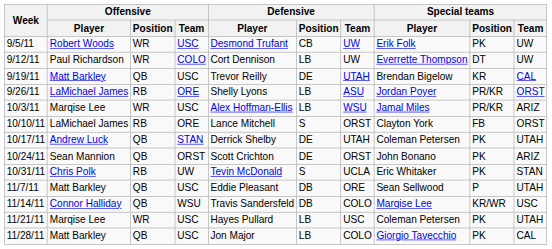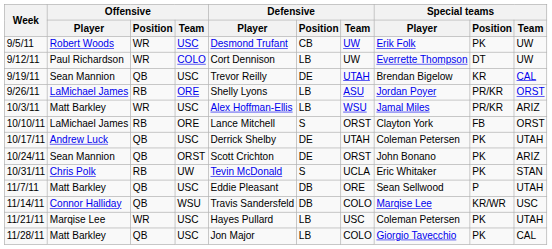(78, 76) Matt Barkley -> (82, 76) Sean Mannion
(78, 108) Marqise Lee -> (78, 108) Matt Barkley
(190, 140) STAN -> (188, 140) USC
